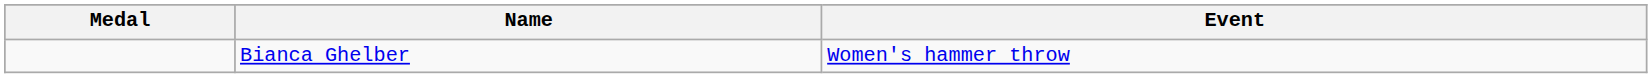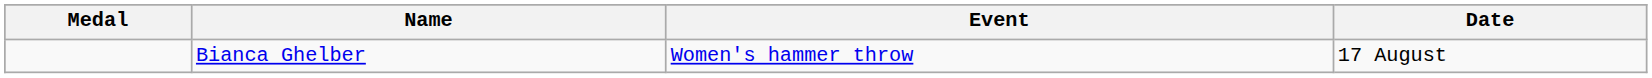+ column: (1490, 22)
